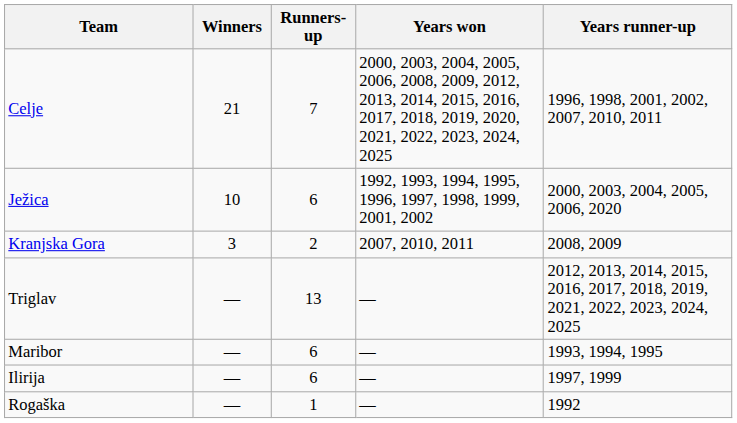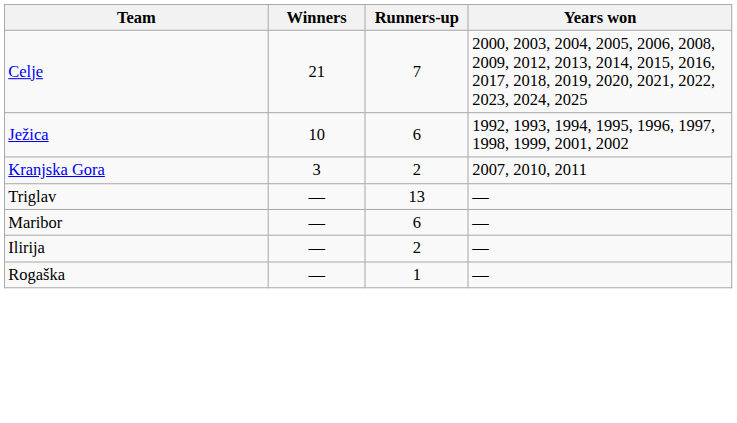- column: (638, 26)
(313, 378) 6 -> (417, 248) 2
